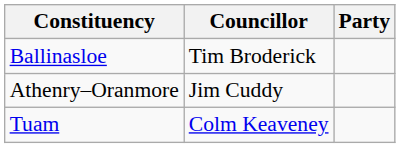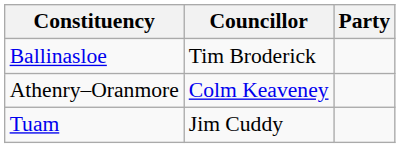(236, 90) Jim Cuddy -> (259, 90) Colm Keaveney
(259, 124) Colm Keaveney -> (236, 124) Jim Cuddy
